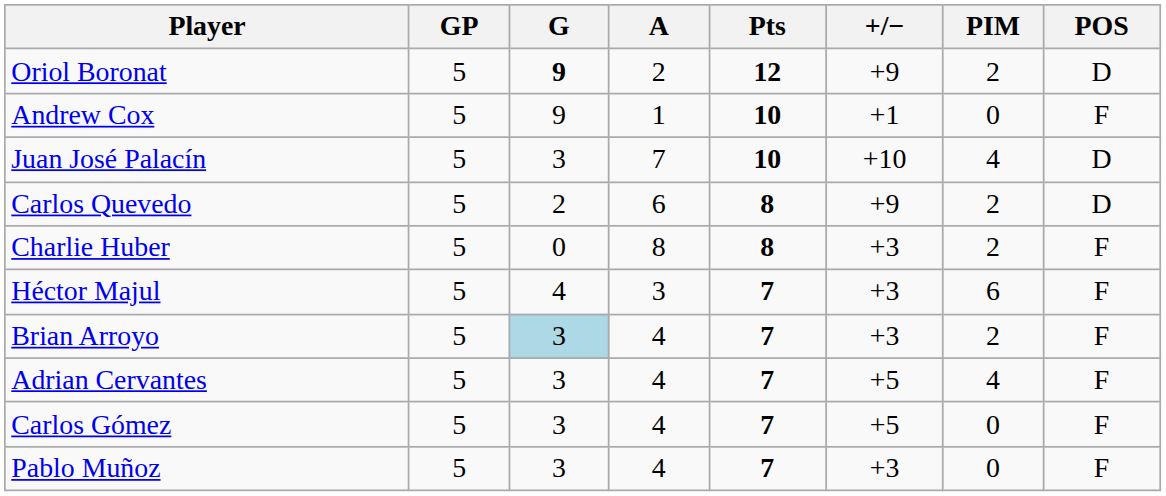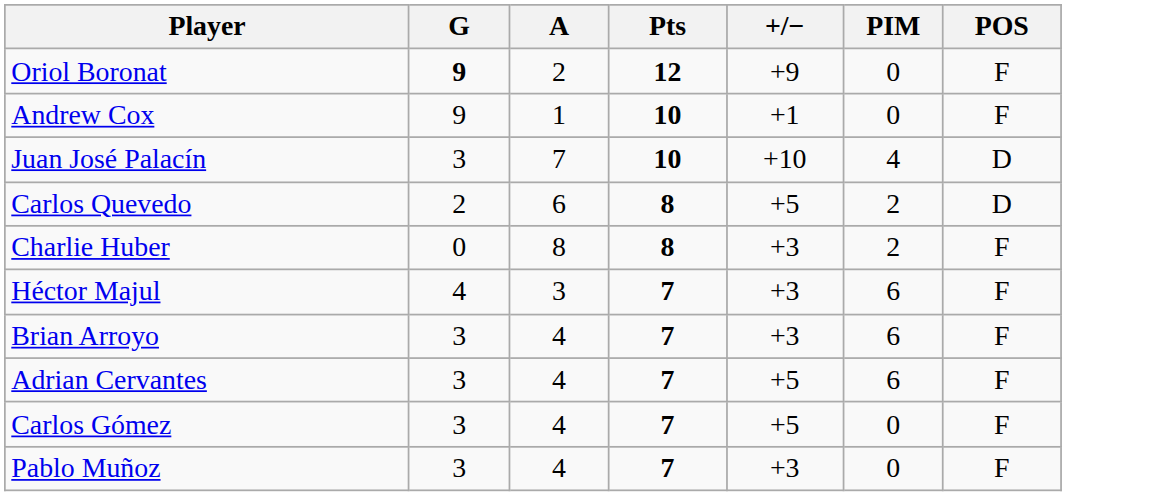- column: (459, 26)
(993, 70) 2 -> (893, 70) 0
(1102, 70) D -> (1002, 70) F
(885, 203) +9 -> (785, 203) +5
(559, 335) lightblue background -> (459, 335) no background
(993, 335) 2 -> (893, 335) 6
(993, 379) 4 -> (893, 379) 6
